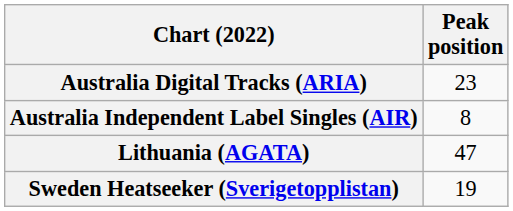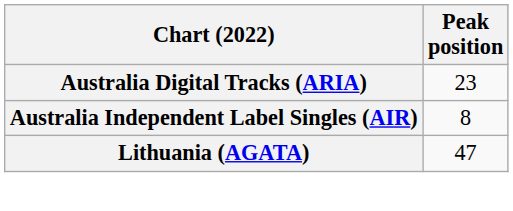- row: (214, 188)
